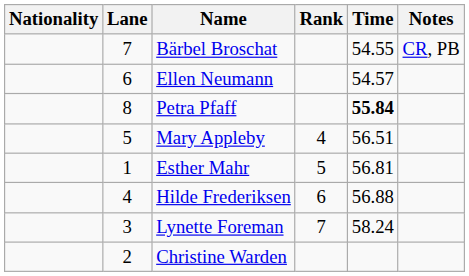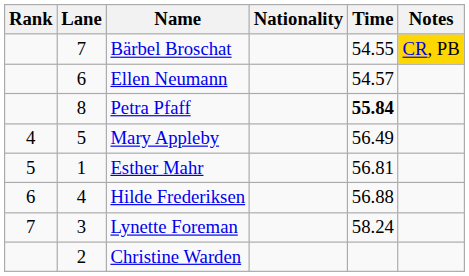columns swapped: (321, 19) <-> (54, 19)
(431, 49) no background -> (431, 49) gold background
(373, 138) 56.51 -> (373, 138) 56.49
